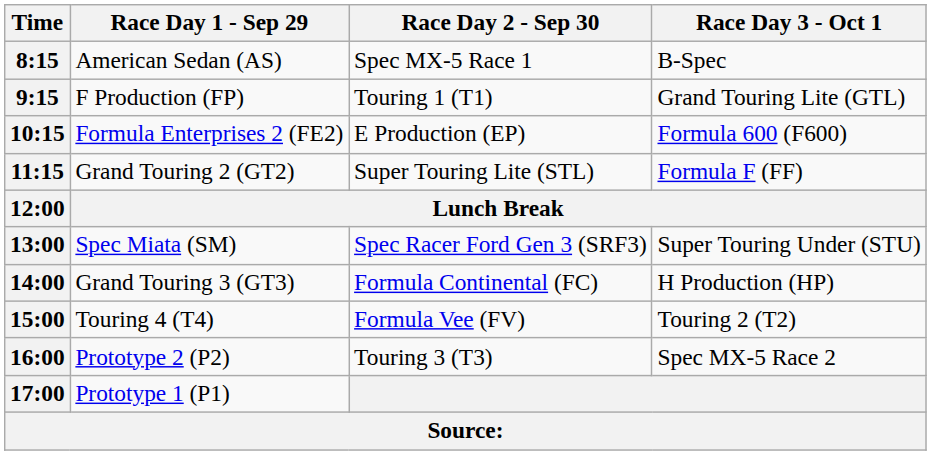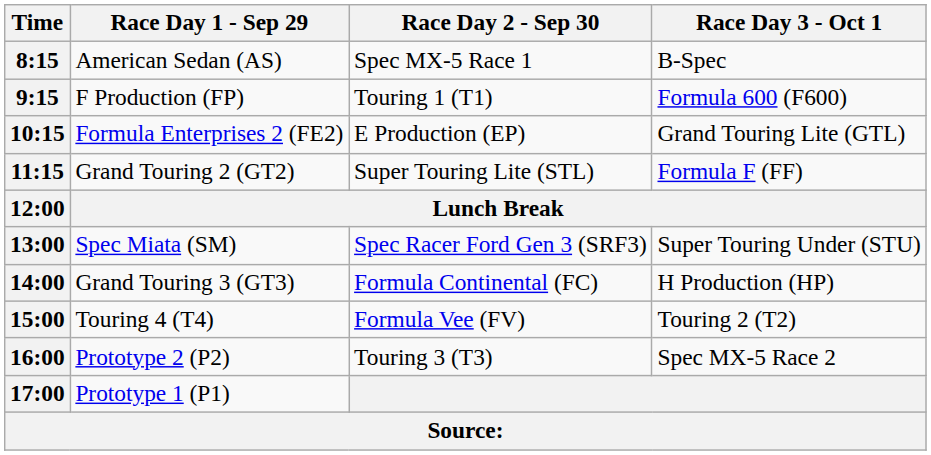(781, 97) Grand Touring Lite (GTL) -> (752, 97) Formula 600 (F600)
(752, 134) Formula 600 (F600) -> (781, 134) Grand Touring Lite (GTL)
